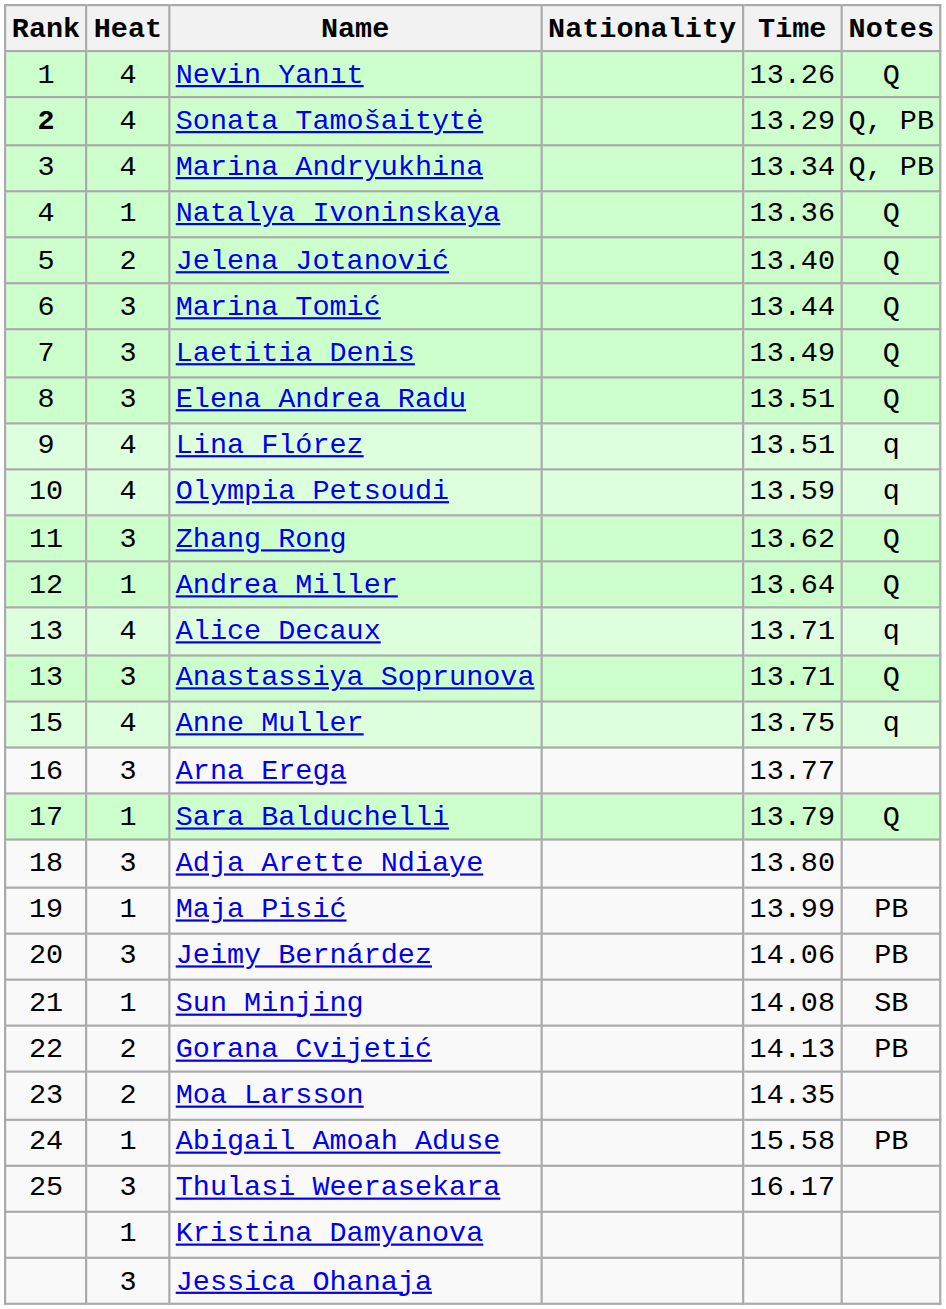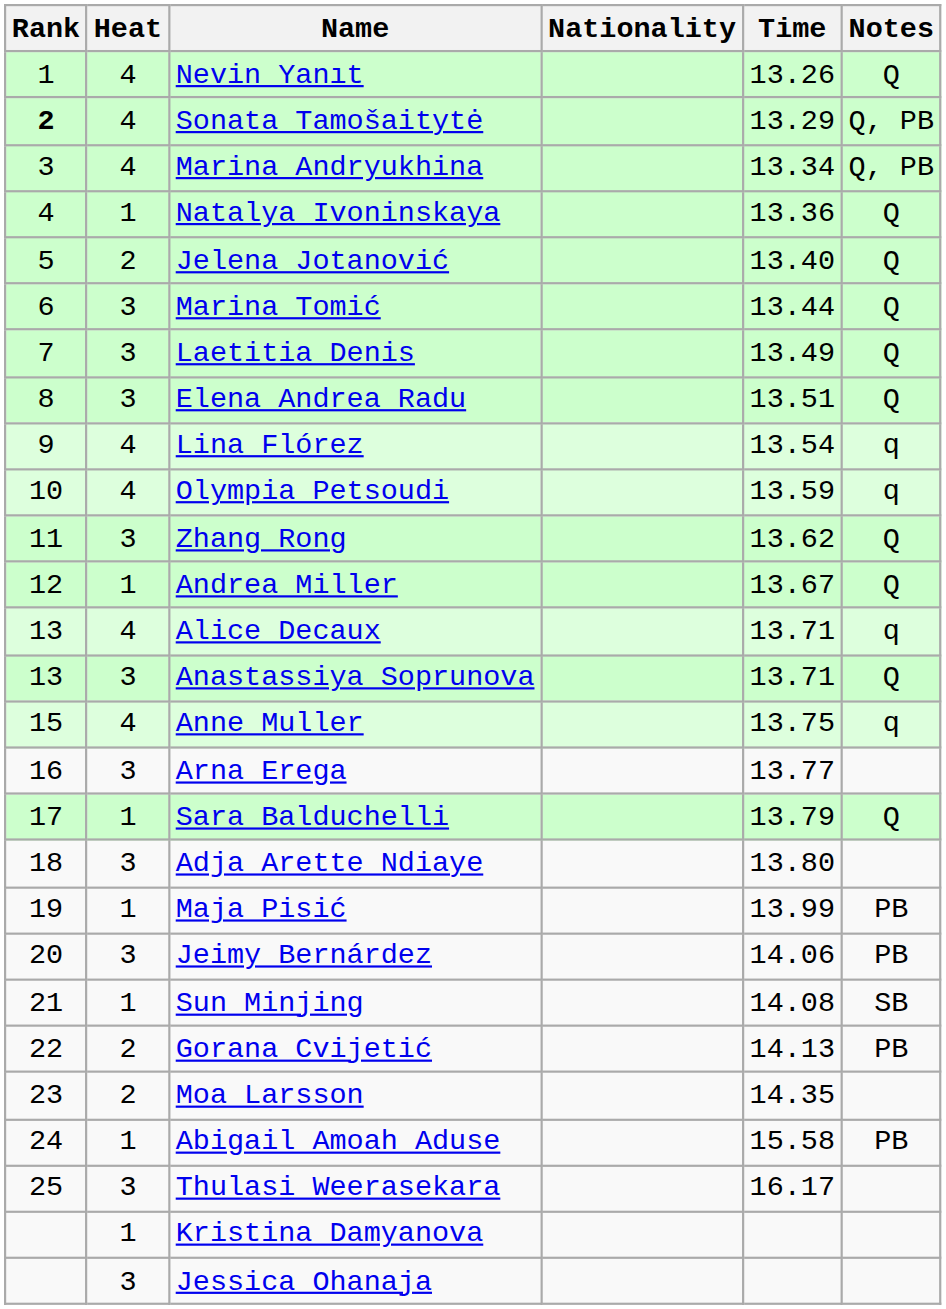(792, 446) 13.51 -> (792, 446) 13.54
(792, 585) 13.64 -> (792, 585) 13.67
